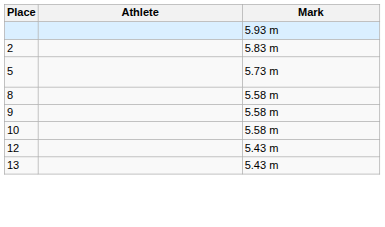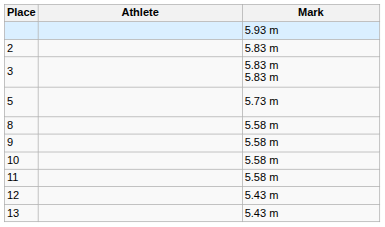+ row: (10, 71)
+ row: (13, 178)
